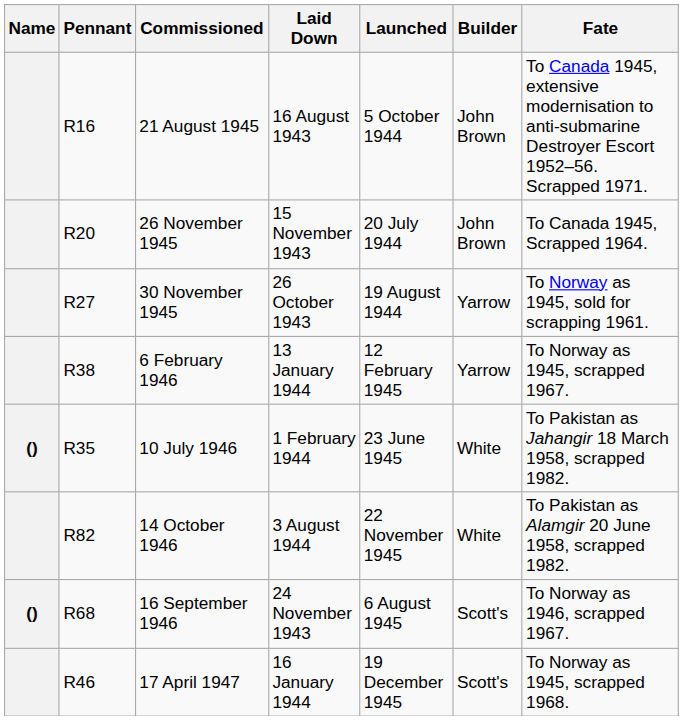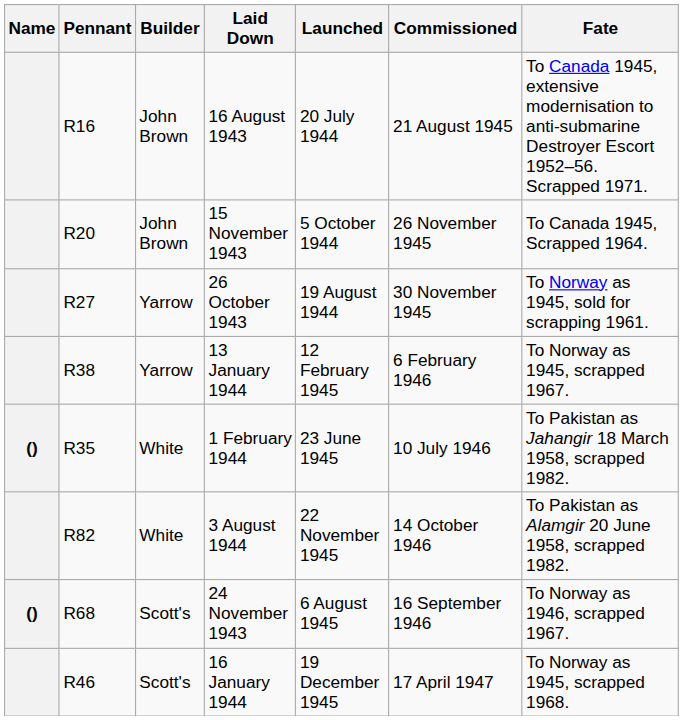columns swapped: (488, 27) <-> (202, 27)
(402, 125) 5 October 1944 -> (327, 125) 20 July 1944
(391, 233) 20 July 1944 -> (338, 233) 5 October 1944
